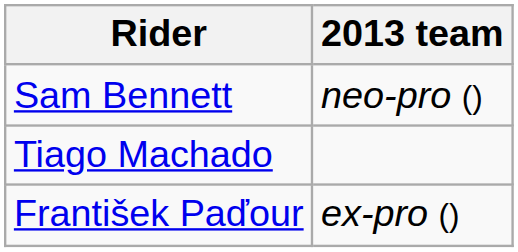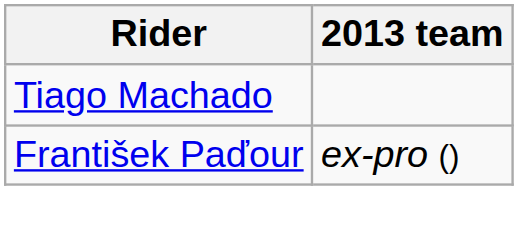- row: (123, 94)
